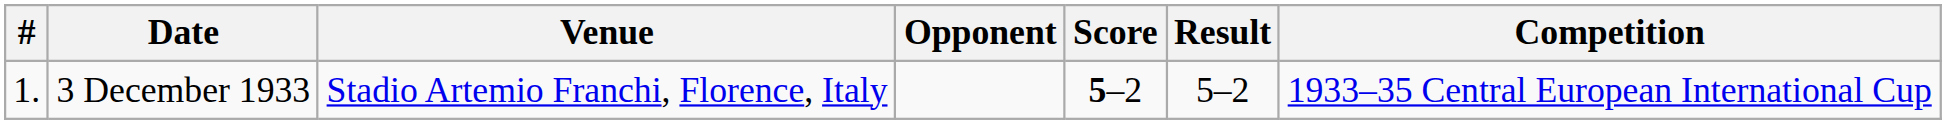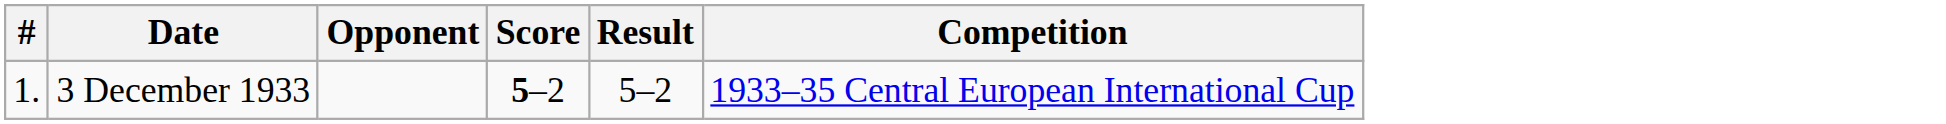- column: (607, 32)
